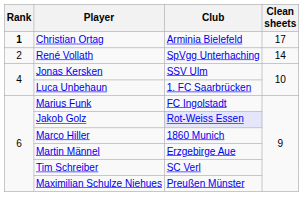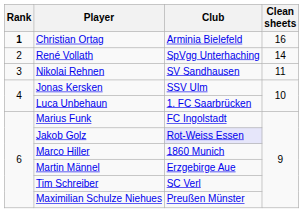(280, 39) 17 -> (280, 39) 16
+ row: (70, 71)
